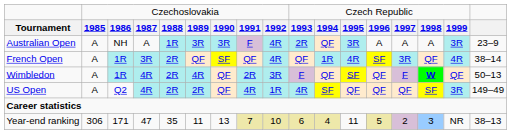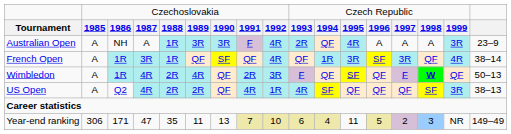(353, 43) 3R -> (353, 43) 4R
(172, 58) 2R -> (172, 58) 1R
(353, 58) 4R -> (353, 58) 3R
(488, 89) 149–49 -> (488, 89) 38–13
(488, 121) 38–13 -> (488, 121) 149–49
